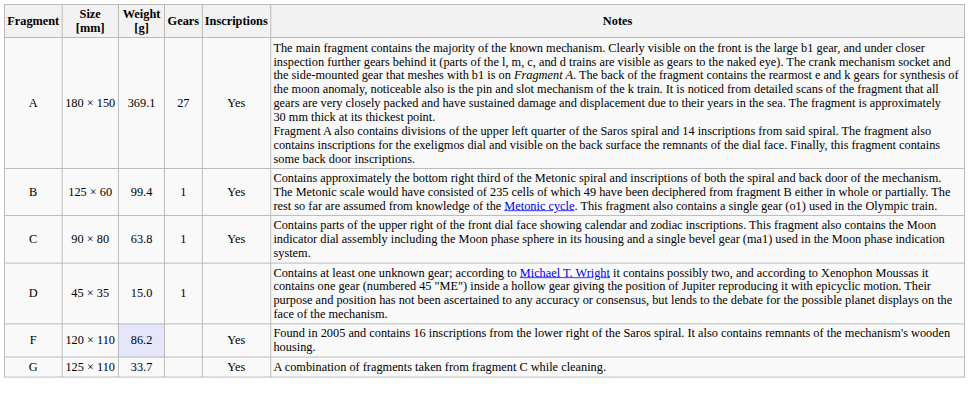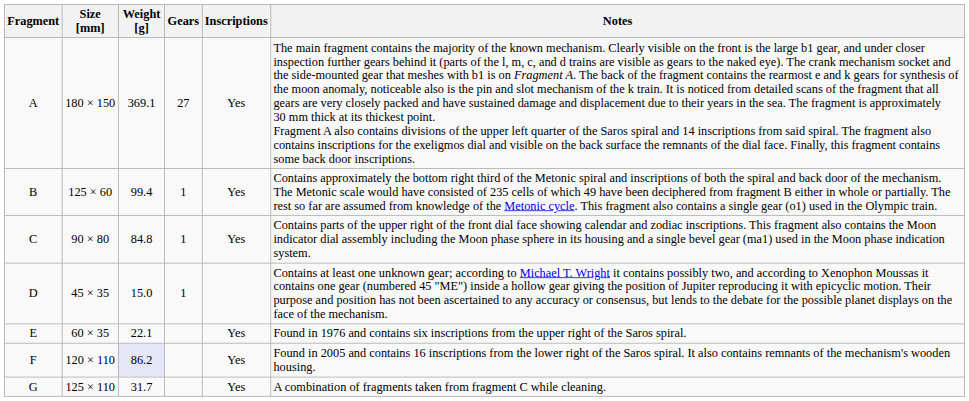(142, 239) 63.8 -> (142, 239) 84.8
+ row: (33, 333)
(142, 367) 33.7 -> (142, 386) 31.7
